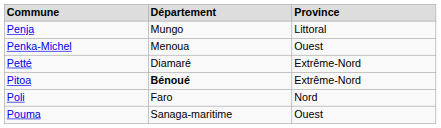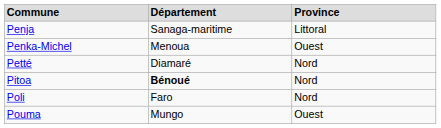(167, 30) Mungo -> (191, 30) Sanaga-maritime
(328, 64) Extrême-Nord -> (306, 64) Nord
(328, 81) Extrême-Nord -> (306, 81) Nord
(191, 115) Sanaga-maritime -> (167, 115) Mungo
